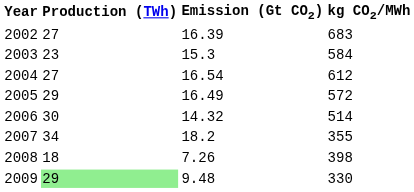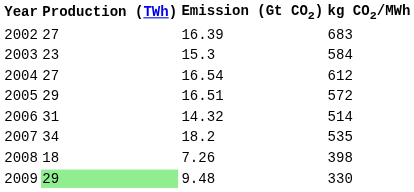(202, 96) 16.49 -> (202, 96) 16.51
(51, 117) 30 -> (51, 117) 31
(340, 137) 355 -> (340, 137) 535
